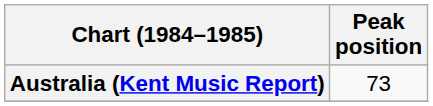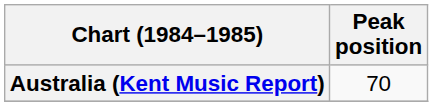(379, 82) 73 -> (379, 82) 70
